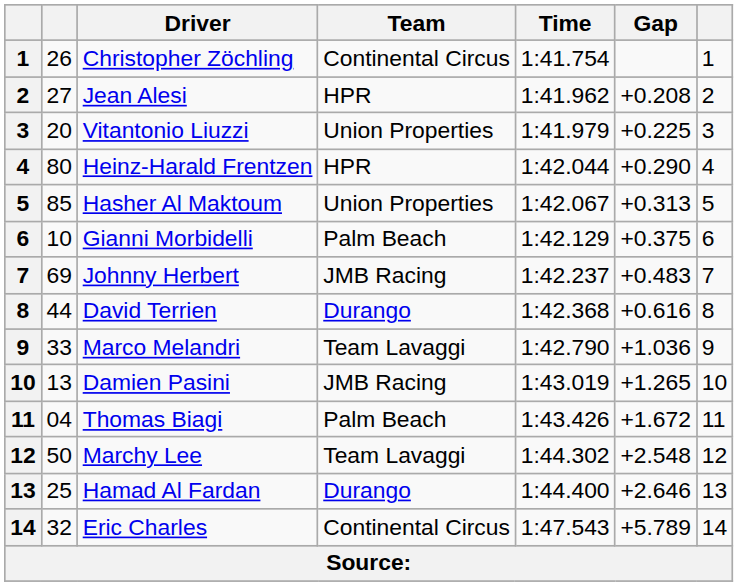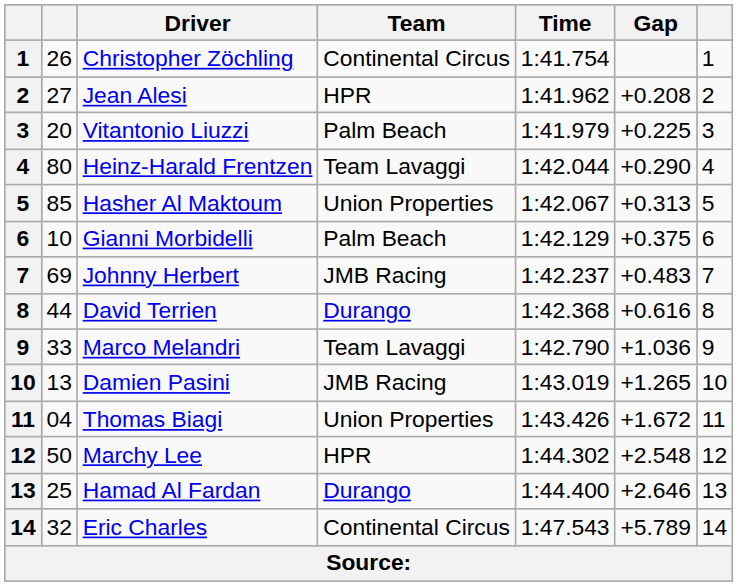(408, 130) Union Properties -> (385, 130) Palm Beach
(347, 167) HPR -> (394, 167) Team Lavaggi
(385, 419) Palm Beach -> (408, 419) Union Properties
(394, 455) Team Lavaggi -> (347, 455) HPR
